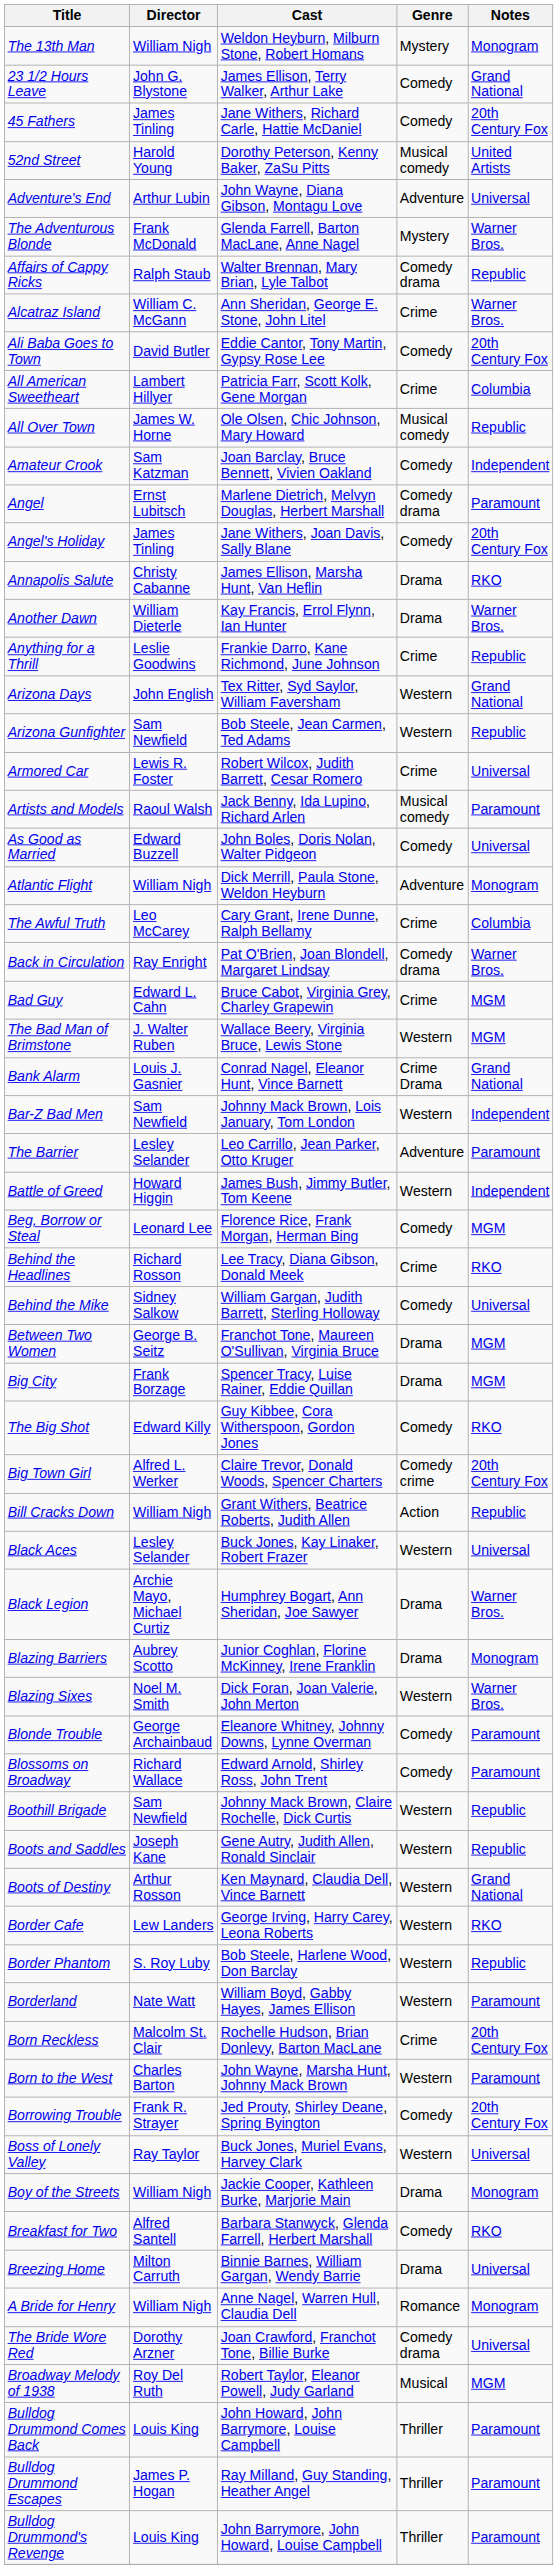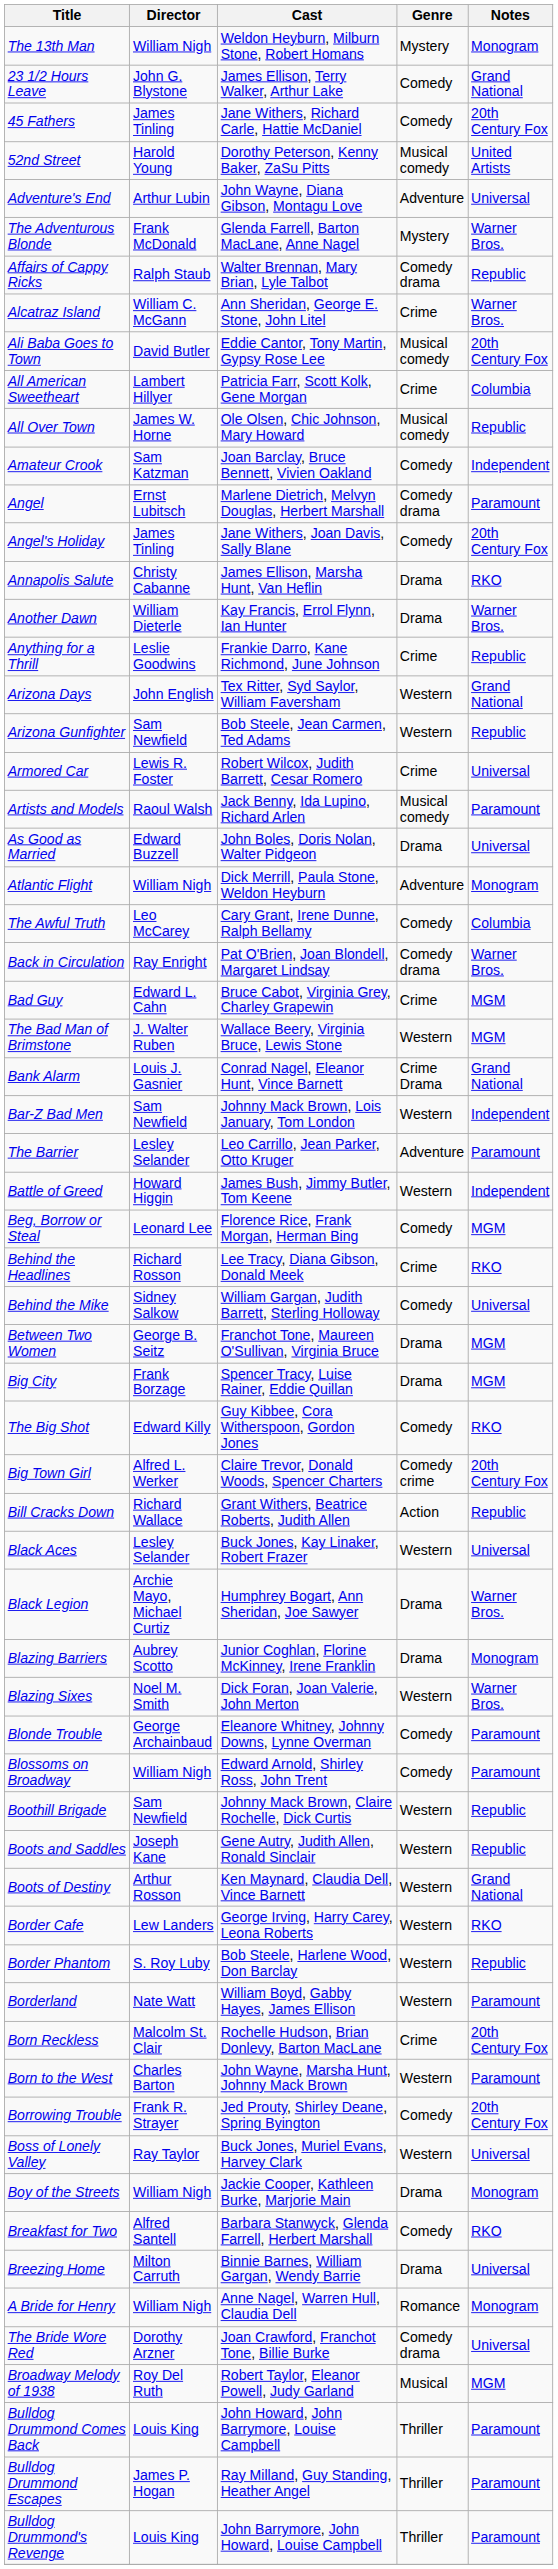(426, 351) Comedy -> (425, 351) Musical comedy
(426, 847) Comedy -> (421, 847) Drama
(419, 923) Crime -> (426, 923) Comedy
(172, 1512) William Nigh -> (158, 1512) Richard Wallace
(158, 1772) Richard Wallace -> (172, 1772) William Nigh
